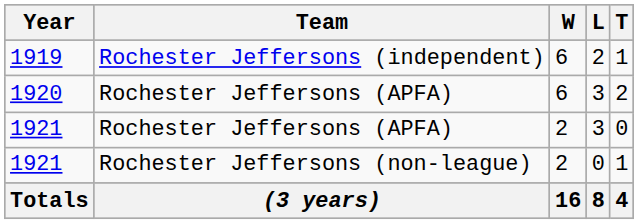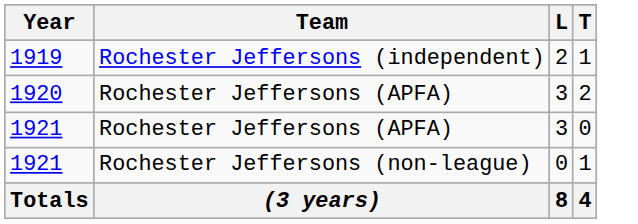- column: (568, 23)
